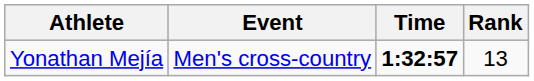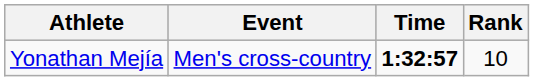(495, 58) 13 -> (495, 58) 10
